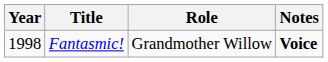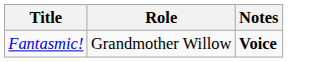- column: (25, 17)
